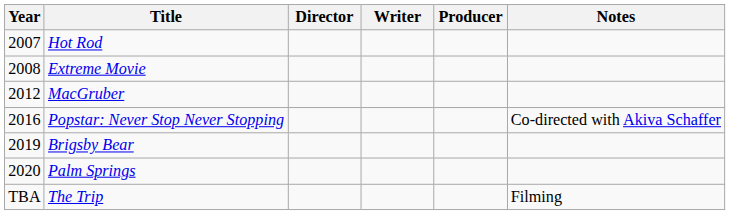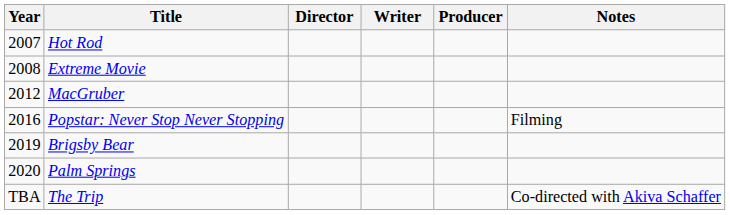(616, 119) Co-directed with Akiva Schaffer -> (536, 119) Filming
(536, 196) Filming -> (616, 196) Co-directed with Akiva Schaffer
